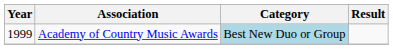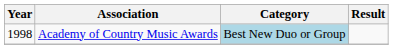(20, 34) 1999 -> (20, 34) 1998
